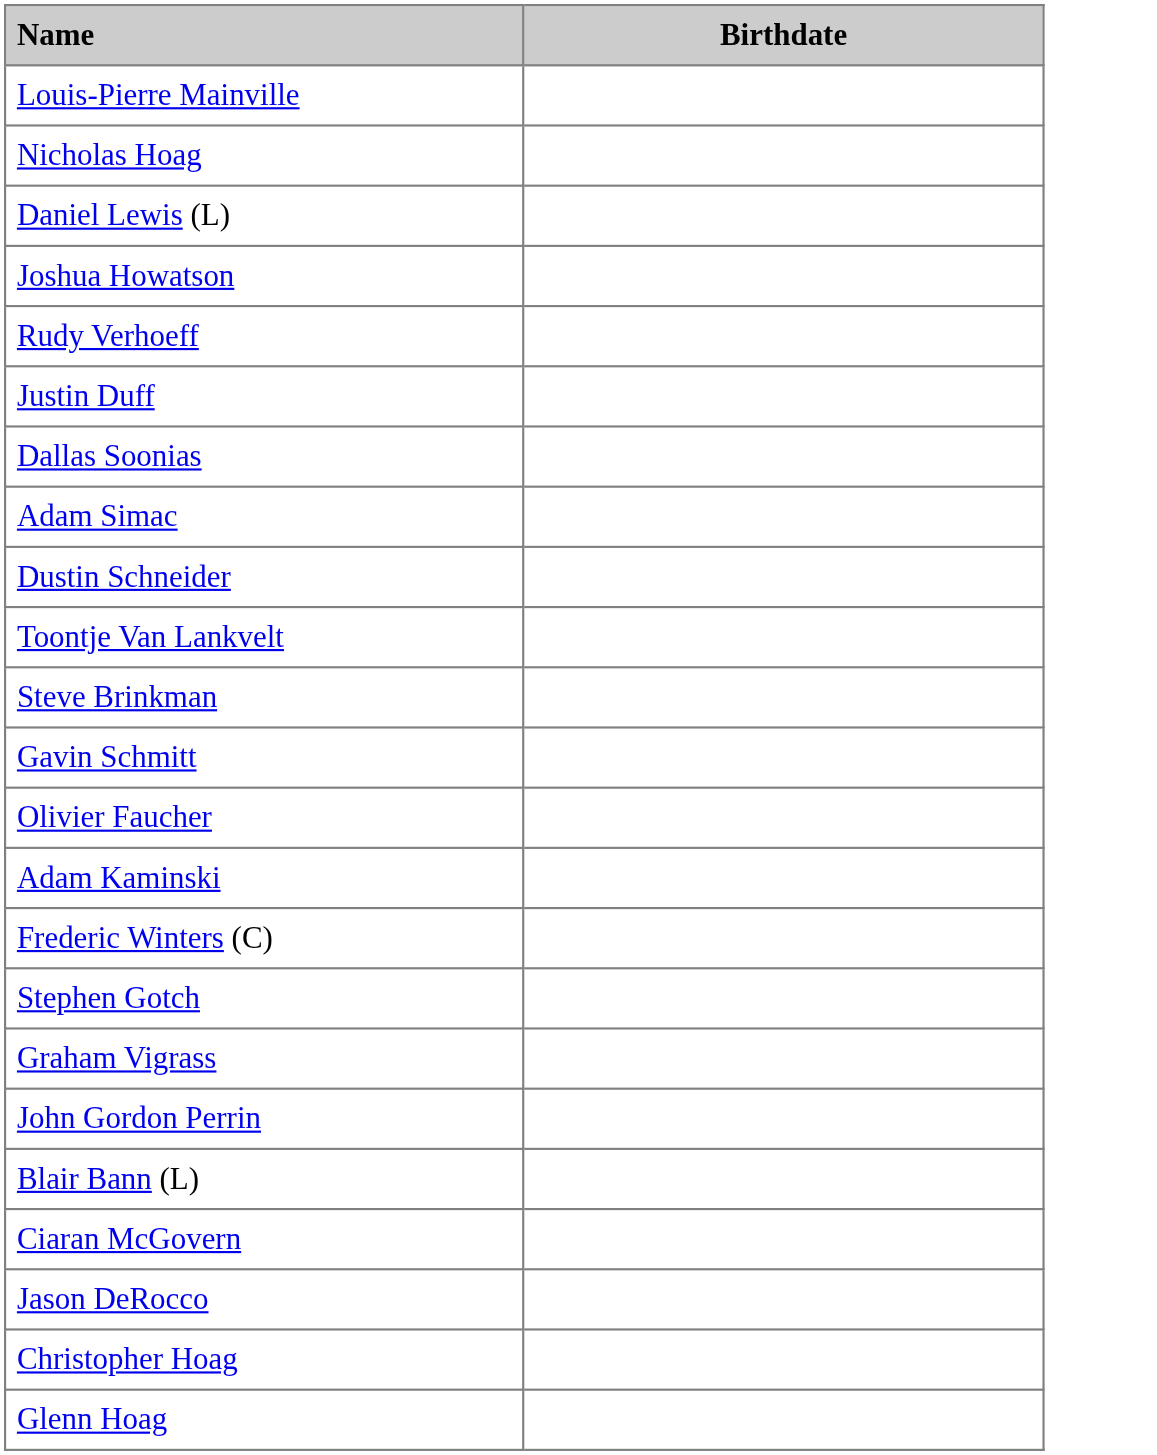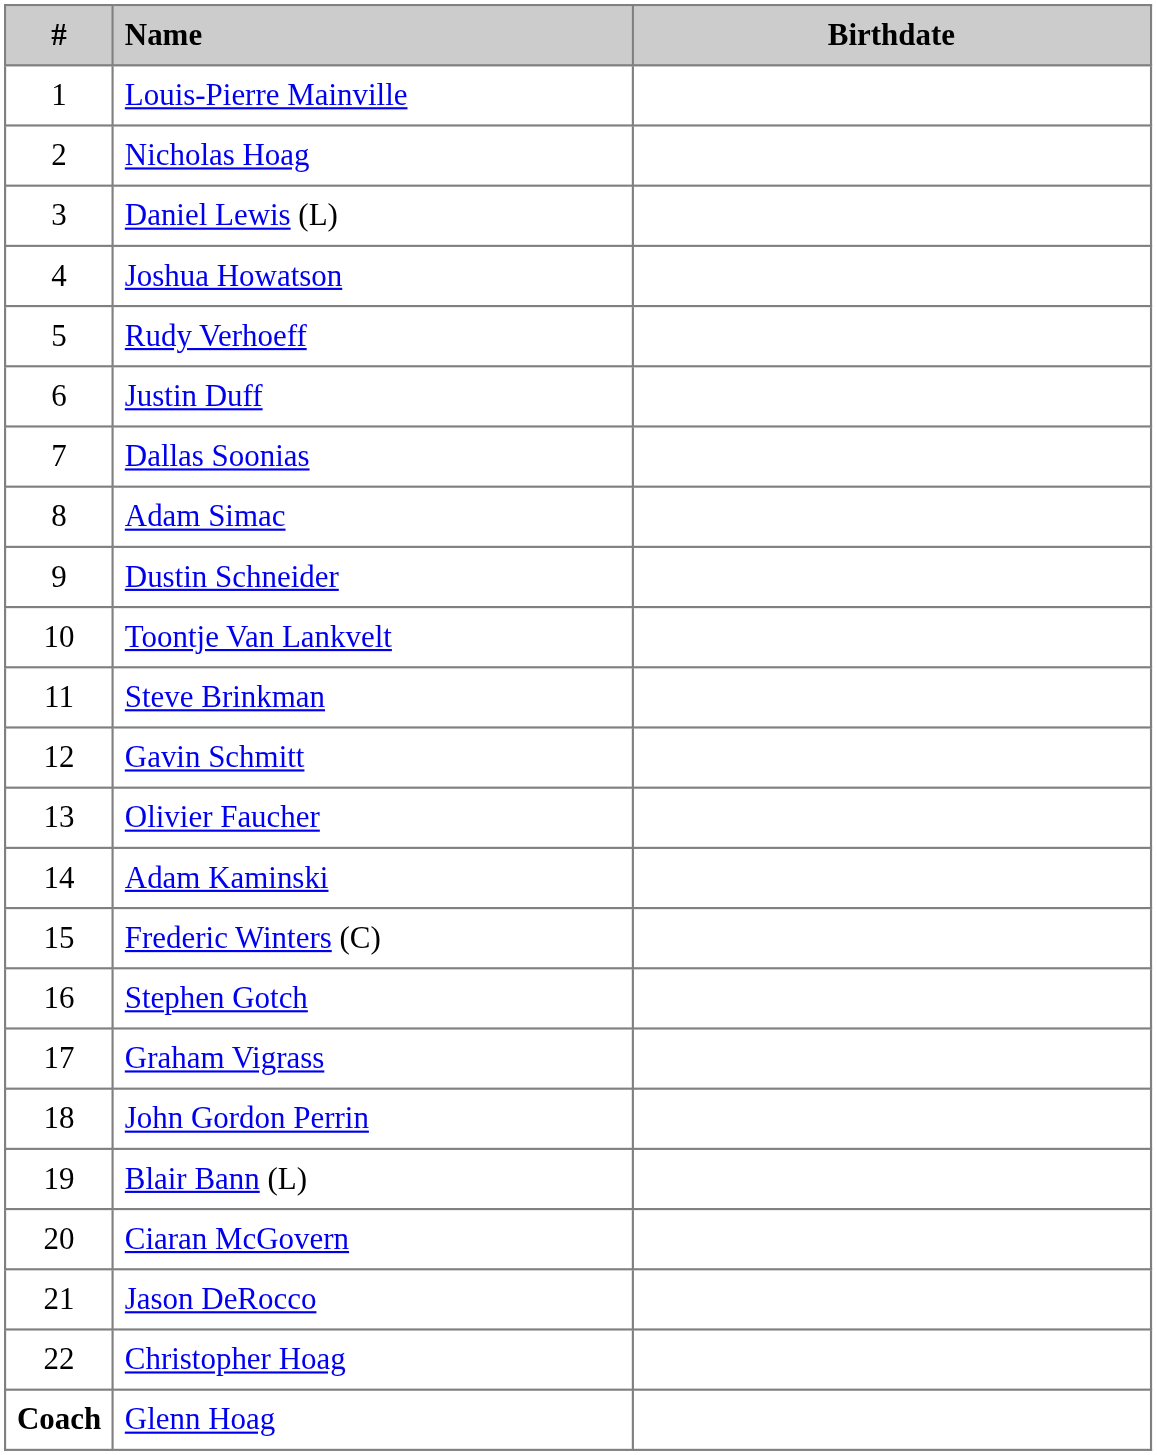+ column: (59, 34)
